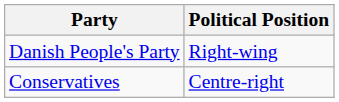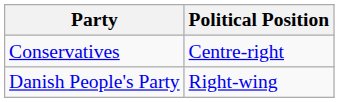rows swapped: (64, 81) <-> (94, 50)
